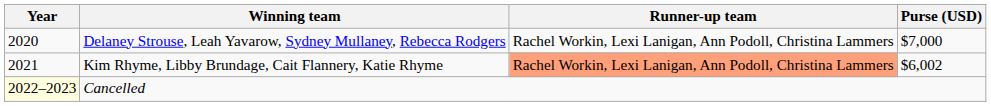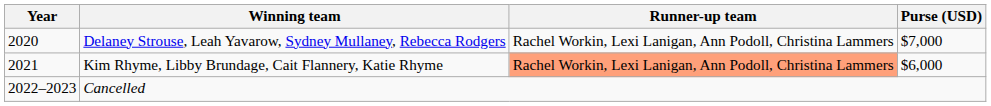(922, 64) $6,002 -> (922, 64) $6,000
(42, 88) lightyellow background -> (42, 88) no background
